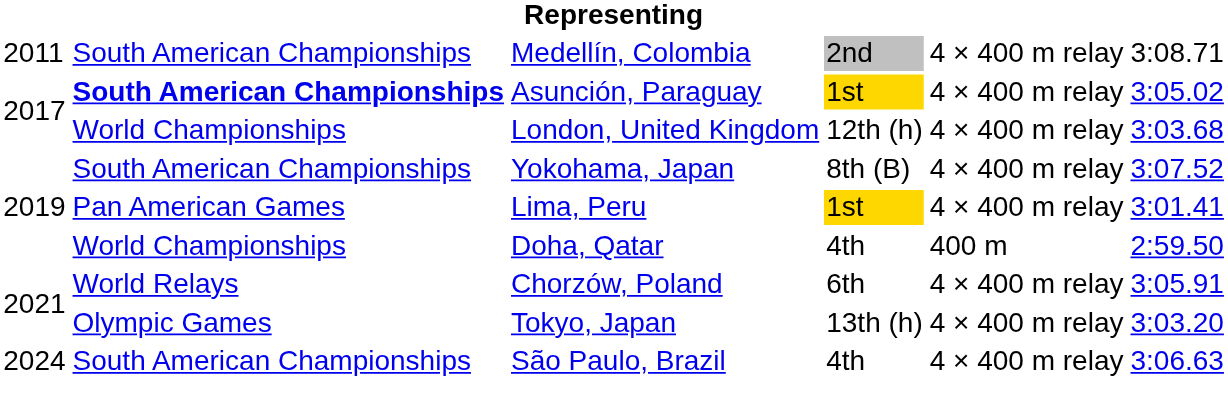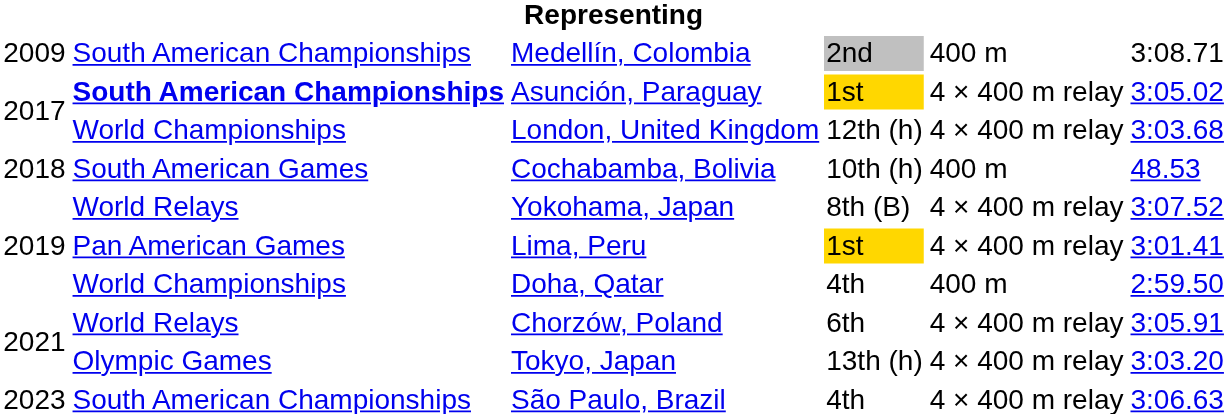(33, 53) 2011 -> (34, 53) 2009
(1027, 53) 4 × 400 m relay -> (969, 53) 400 m
+ row: (643, 168)
(272, 168) South American Championships -> (156, 207) World Relays
(34, 361) 2024 -> (34, 399) 2023
